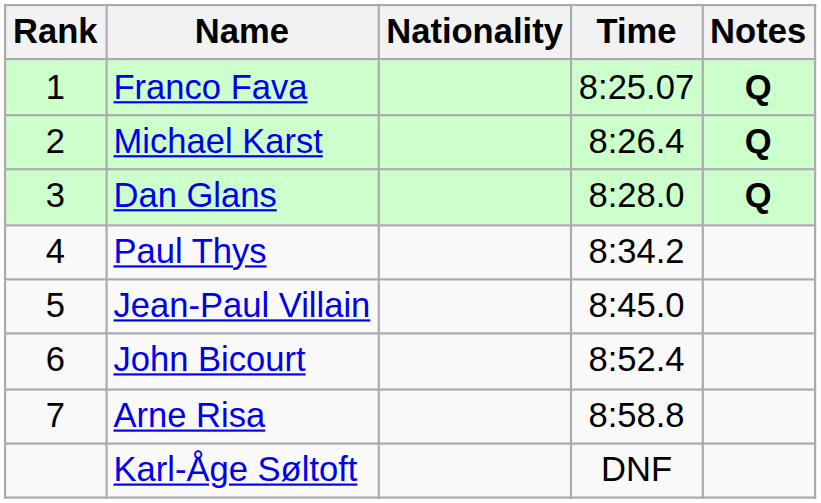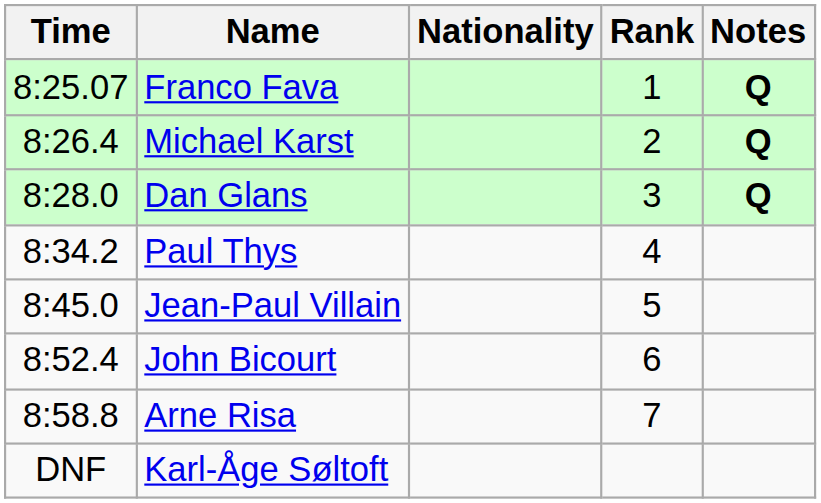columns swapped: (55, 31) <-> (636, 31)
